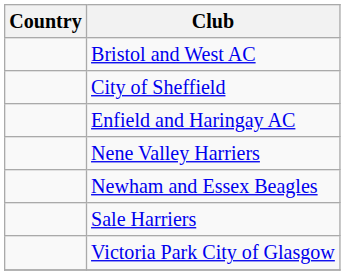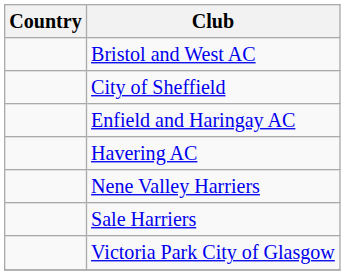+ row: (144, 153)
- row: (204, 186)
